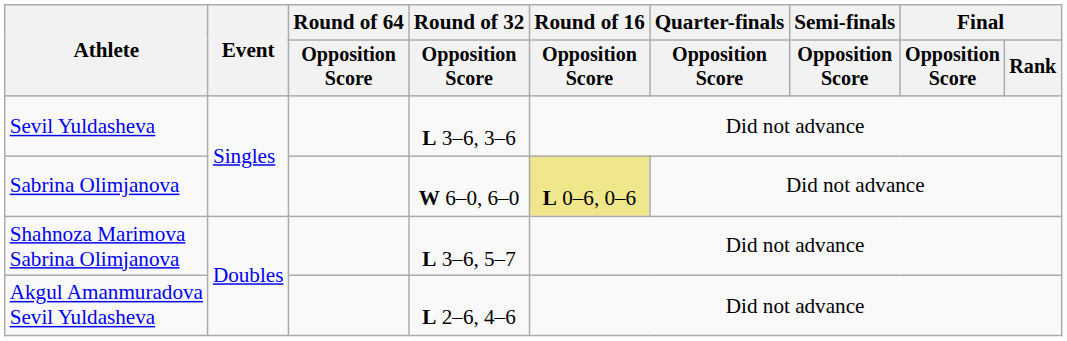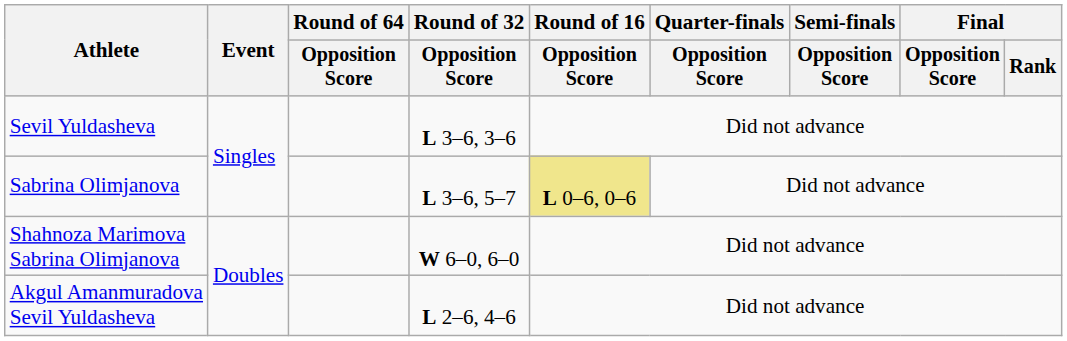(469, 198) W 6–0, 6–0 -> (469, 198) L 3–6, 5–7
(469, 258) L 3–6, 5–7 -> (469, 258) W 6–0, 6–0
